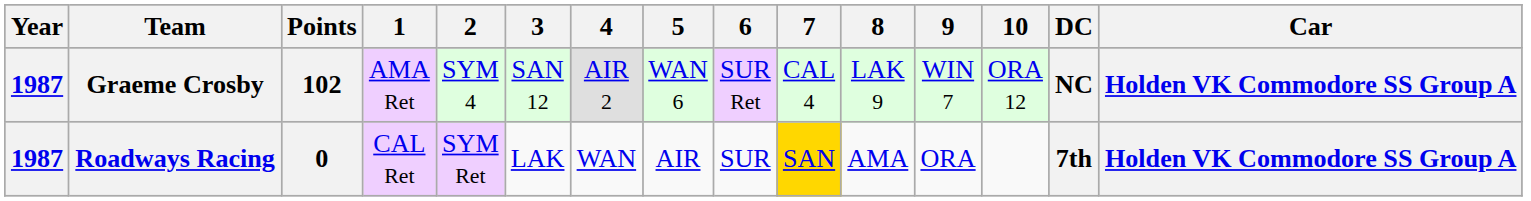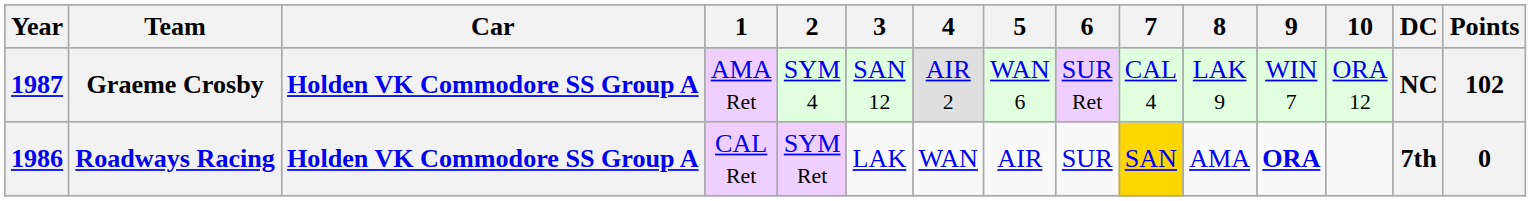columns swapped: (1311, 26) <-> (322, 26)
(37, 158) 1987 -> (37, 158) 1986
(948, 158) normal -> (1291, 158) bold
